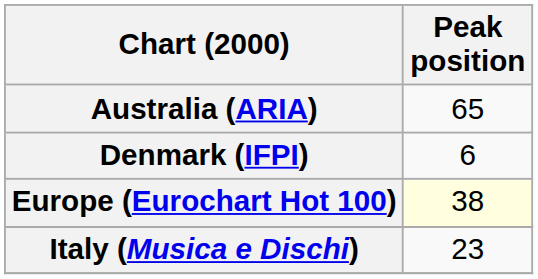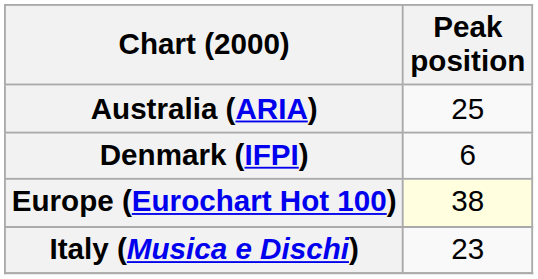(468, 108) 65 -> (468, 108) 25
